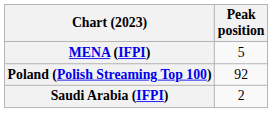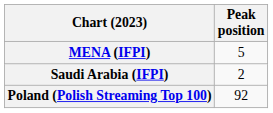rows swapped: (110, 74) <-> (110, 96)
